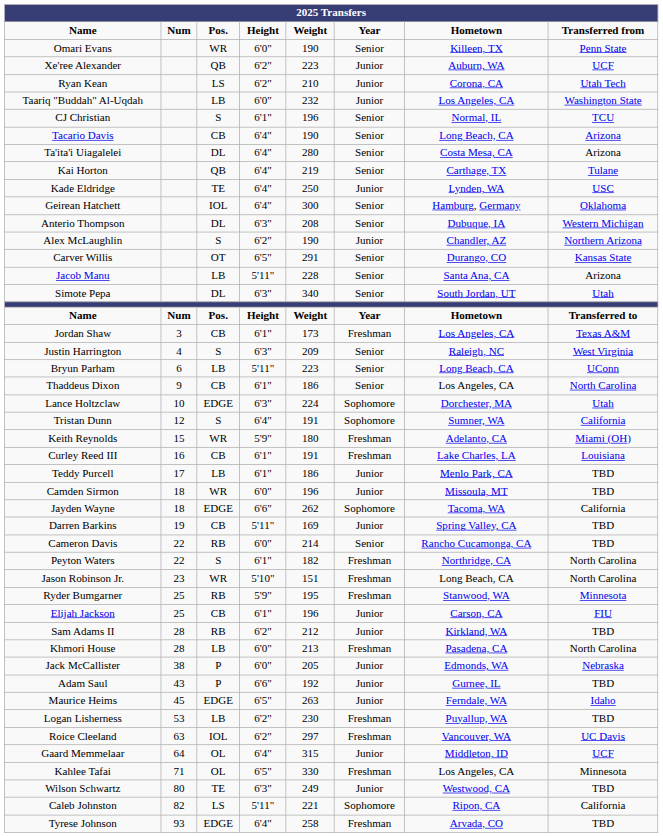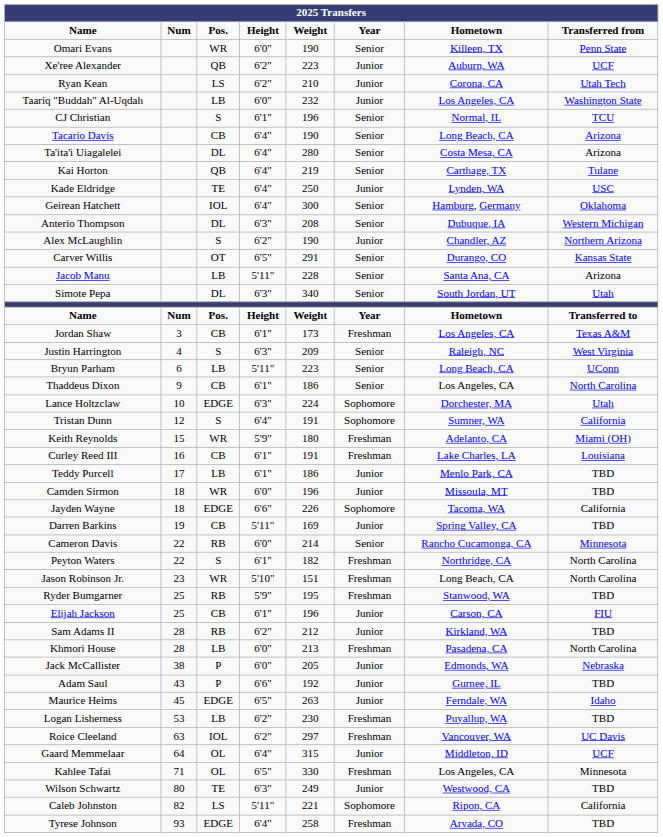(310, 508) 262 -> (310, 508) 226
(603, 543) TBD -> (603, 543) Minnesota
(603, 596) Minnesota -> (603, 596) TBD
